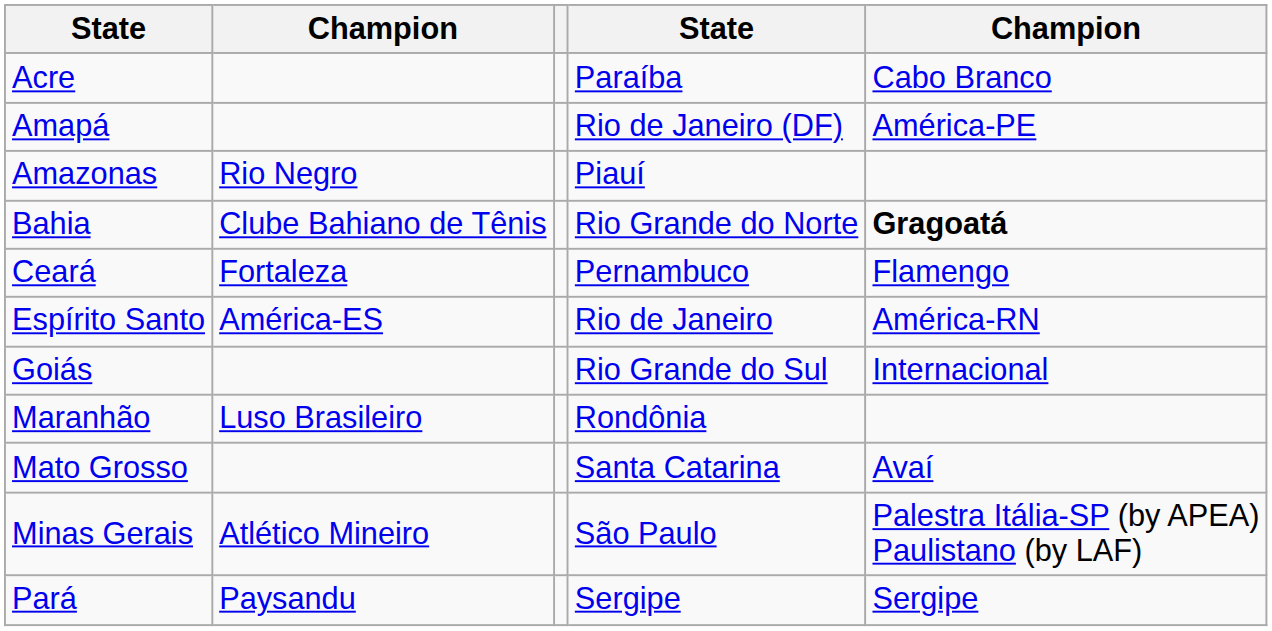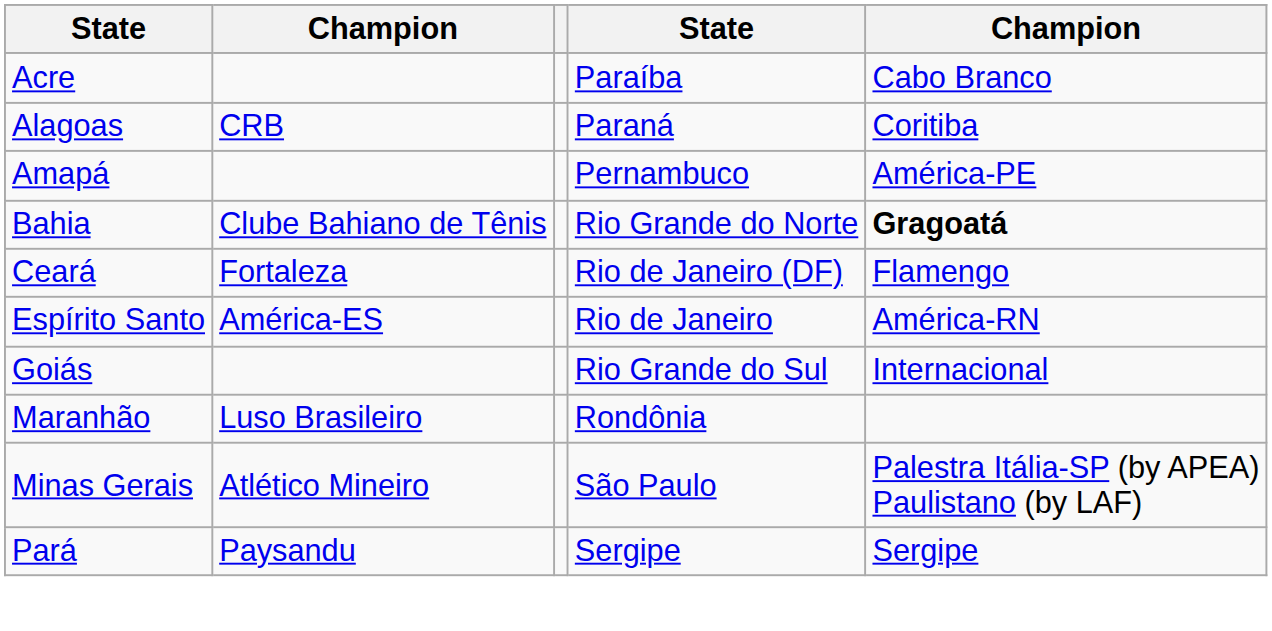+ row: (68, 126)
(709, 126) Rio de Janeiro (DF) -> (662, 175) Pernambuco
- row: (85, 175)
(662, 272) Pernambuco -> (709, 272) Rio de Janeiro (DF)
- row: (100, 467)
